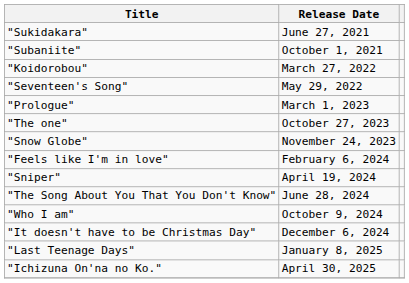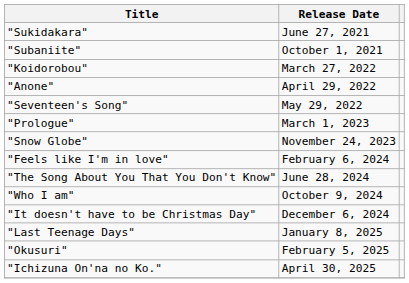+ row: (31, 86)
- row: (37, 123)
- row: (34, 178)
+ row: (37, 250)
